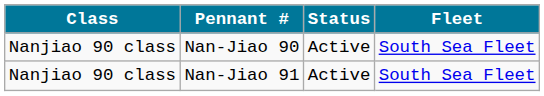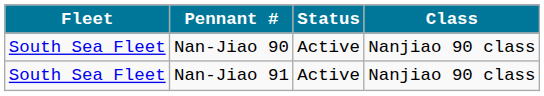columns swapped: (92, 19) <-> (457, 19)
